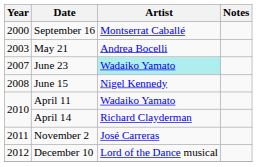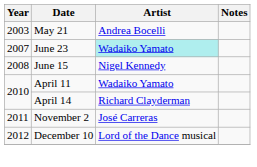- row: (65, 30)
